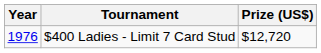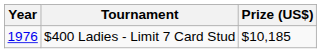(266, 36) $12,720 -> (266, 36) $10,185
